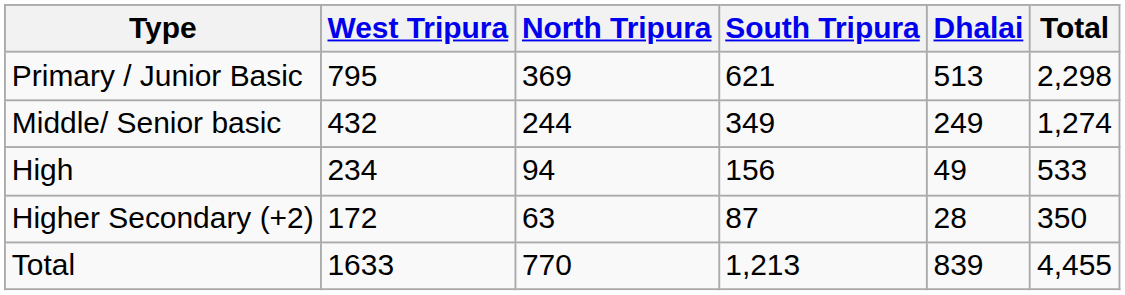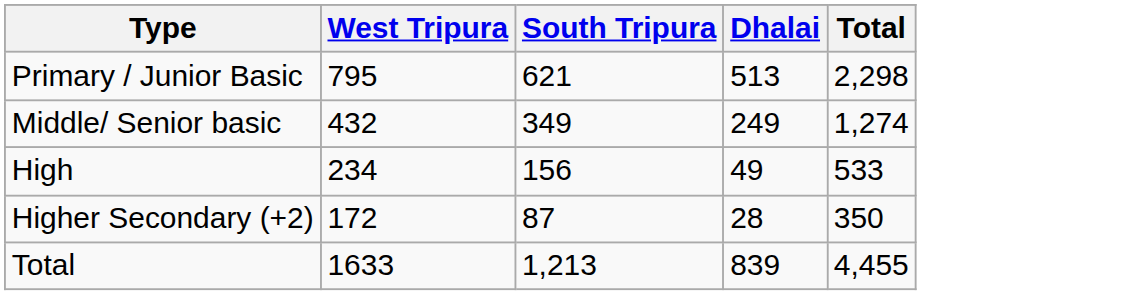- column: (617, 28)
